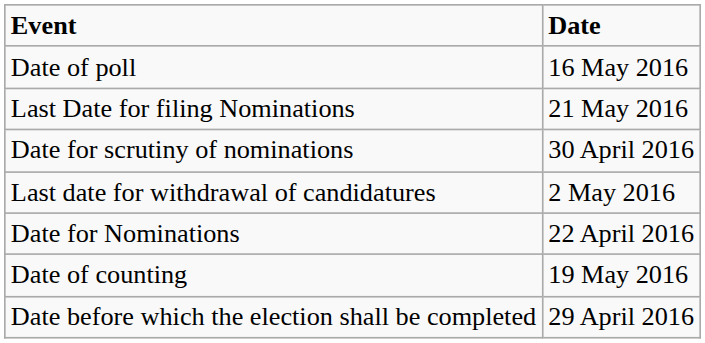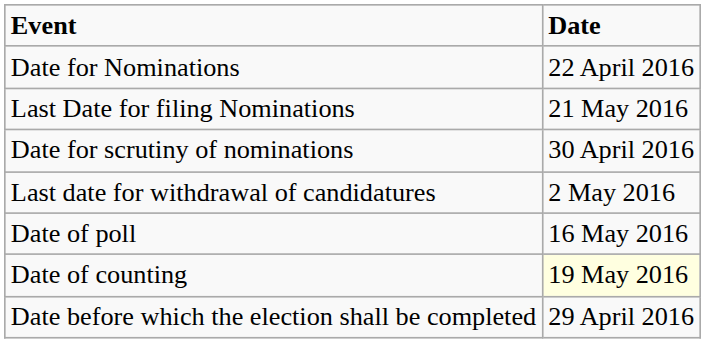rows swapped: (125, 233) <-> (74, 66)
(618, 274) no background -> (618, 274) lightyellow background
